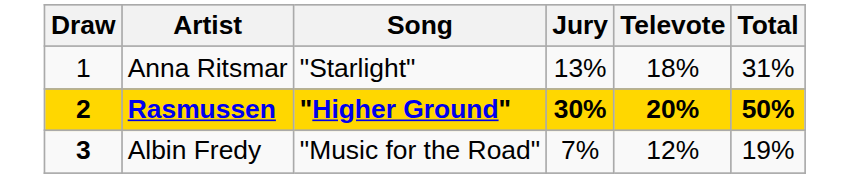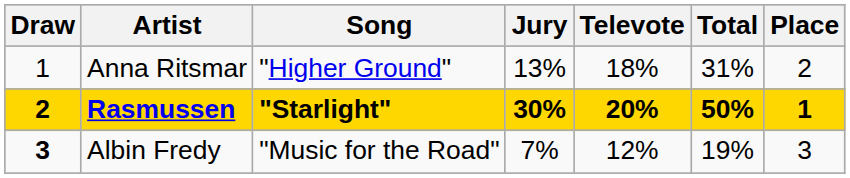+ column: (805, 25)
(358, 67) "Starlight" -> (355, 67) "Higher Ground"
(405, 109) "Higher Ground" -> (325, 109) "Starlight"
